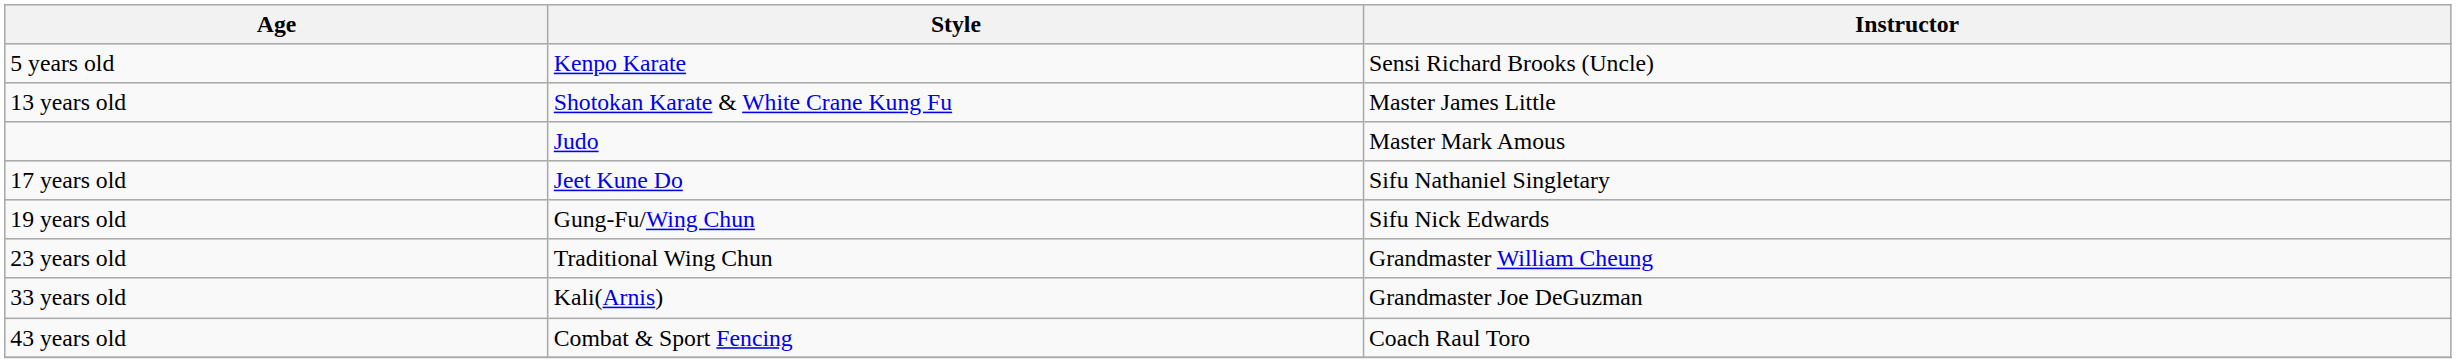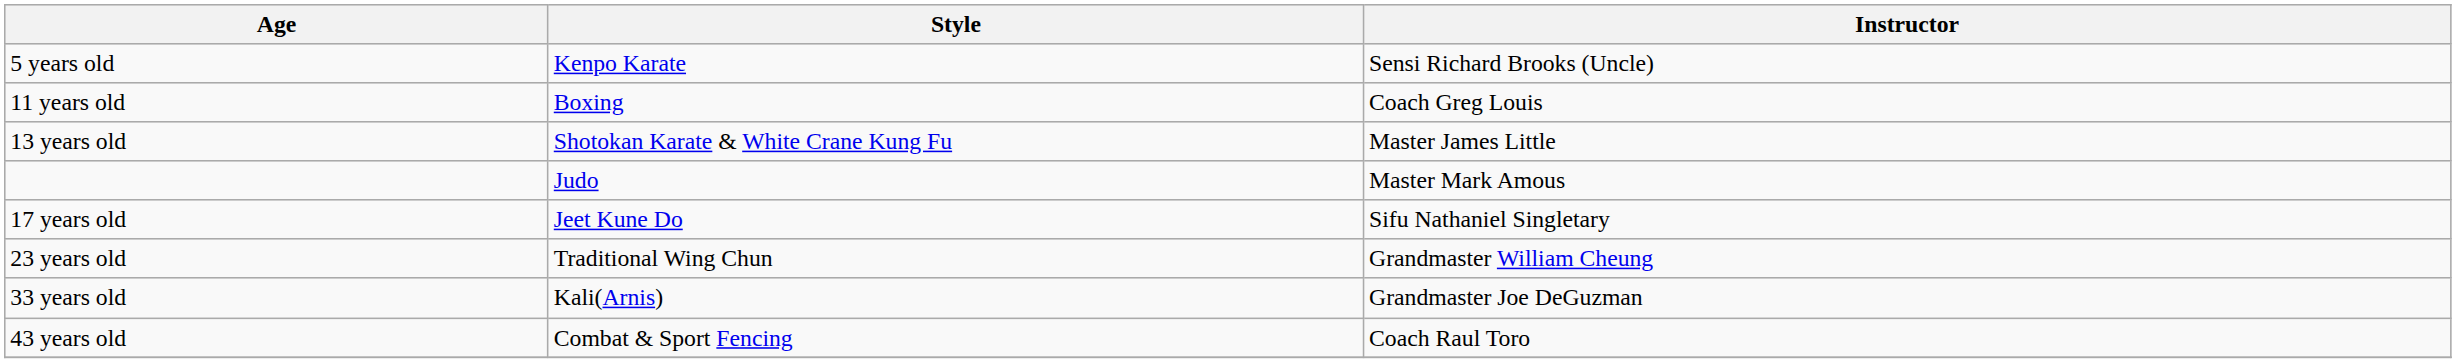+ row: (68, 102)
- row: (68, 219)
